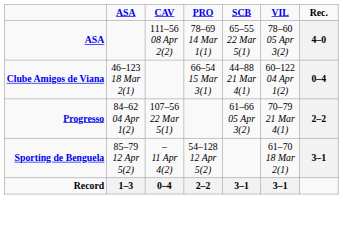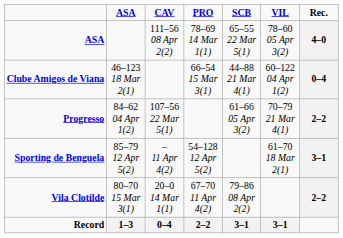+ row: (78, 197)
